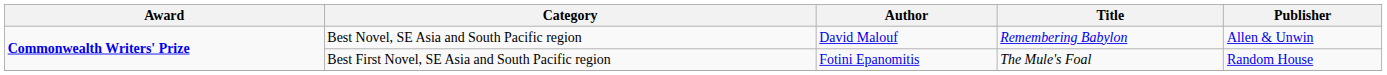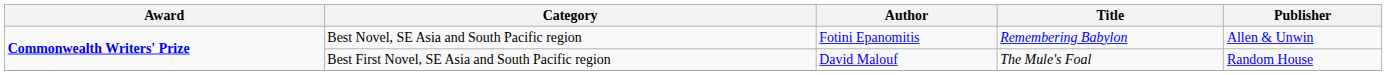(859, 37) David Malouf -> (869, 37) Fotini Epanomitis
(869, 59) Fotini Epanomitis -> (859, 59) David Malouf
